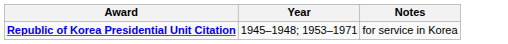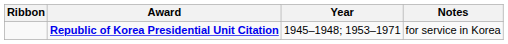+ column: (26, 13)
